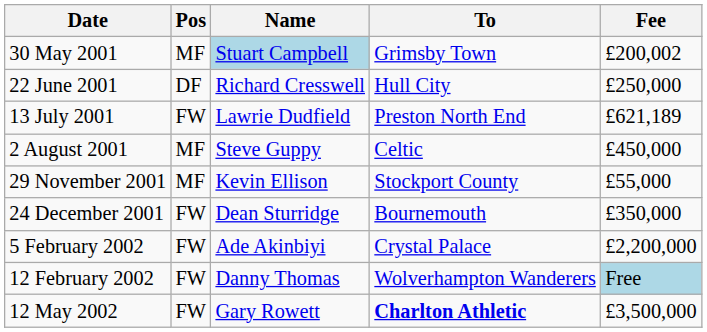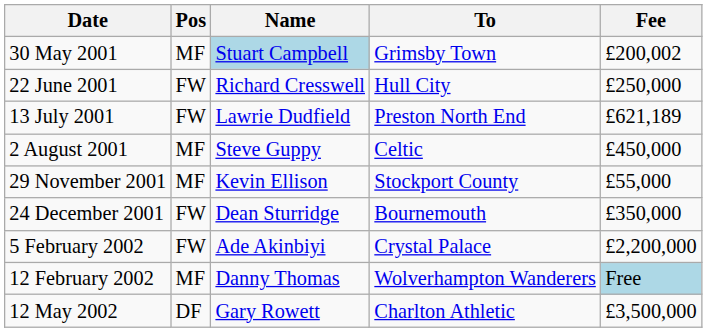(189, 85) DF -> (191, 85) FW
(191, 278) FW -> (190, 278) MF
(191, 310) FW -> (189, 310) DF
(450, 310) bold -> (445, 310) normal
